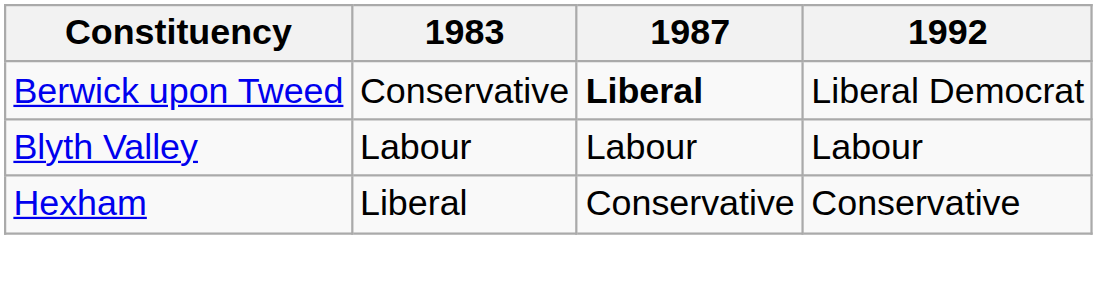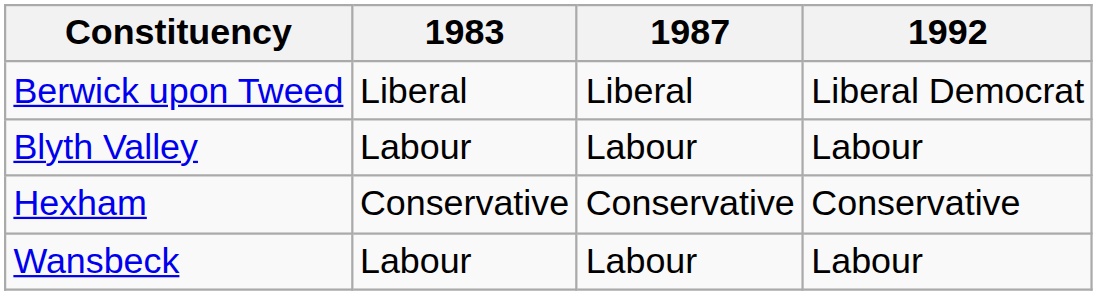(465, 89) Conservative -> (414, 89) Liberal
(644, 89) bold -> (639, 89) normal
(414, 203) Liberal -> (465, 203) Conservative
+ row: (96, 260)
